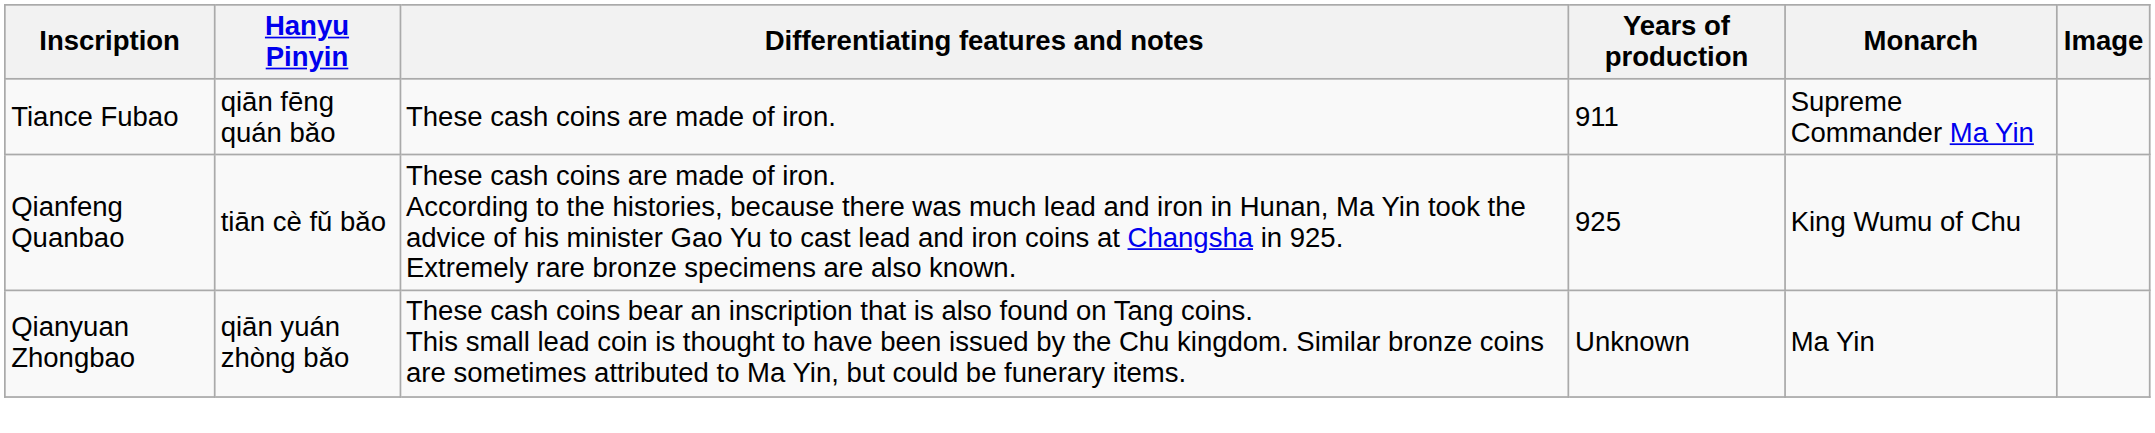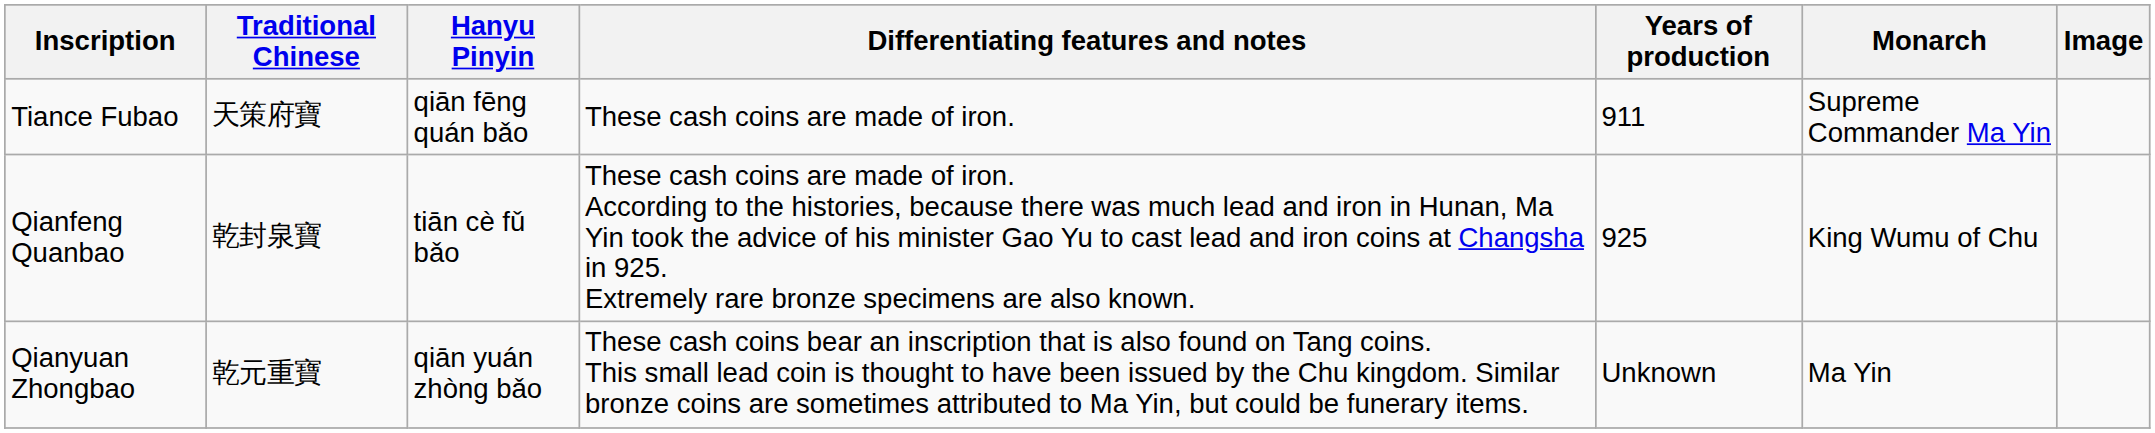+ column: (306, 41)
